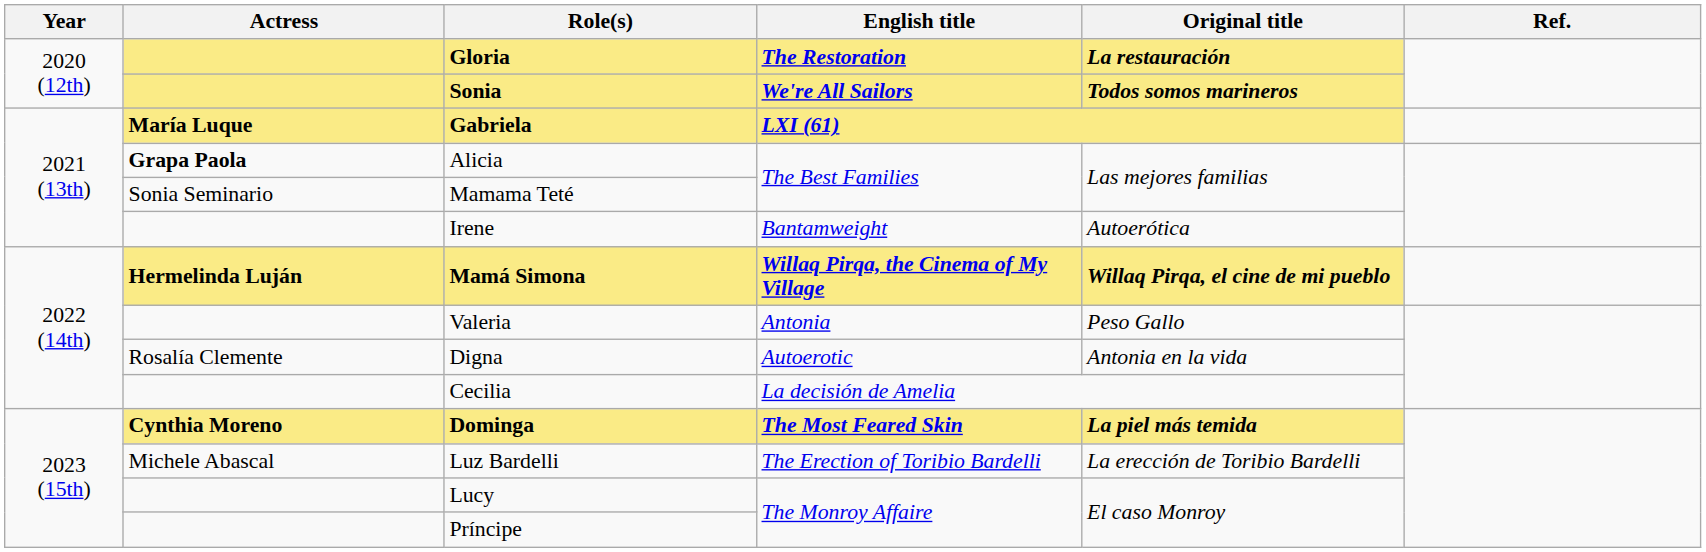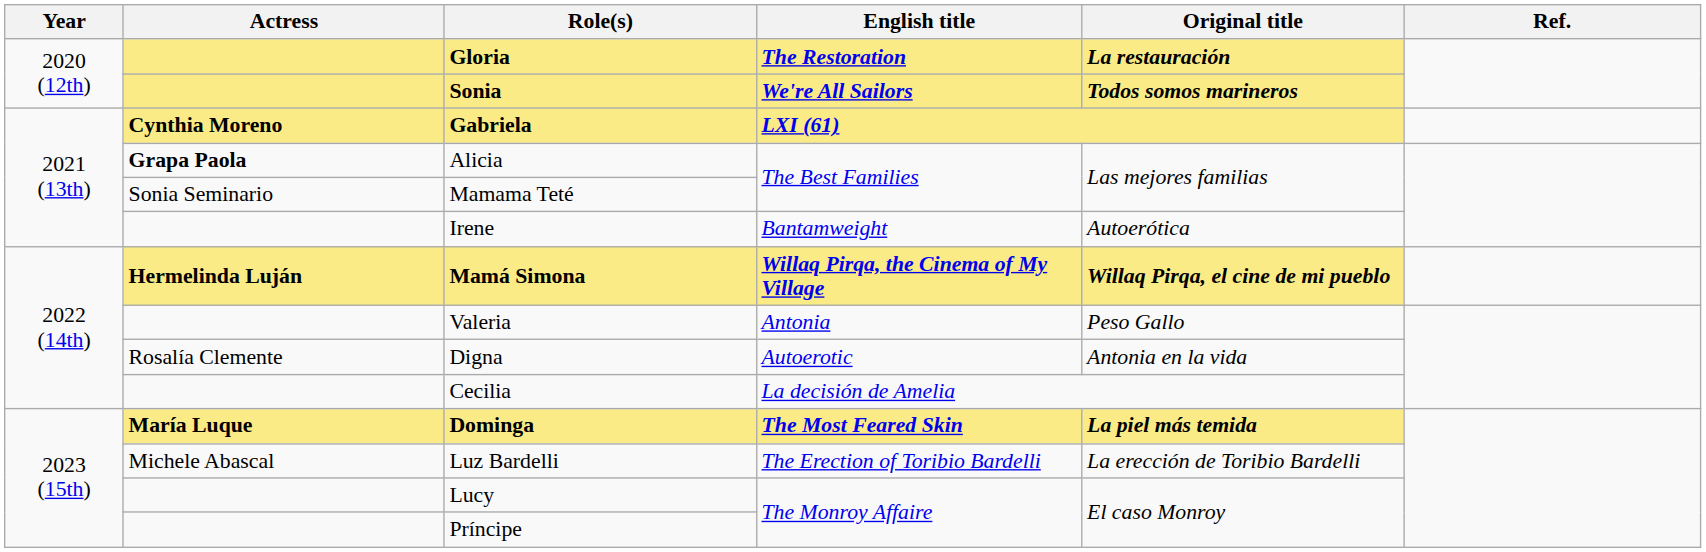(191, 125) María Luque -> (205, 125) Cynthia Moreno
(205, 425) Cynthia Moreno -> (191, 425) María Luque
